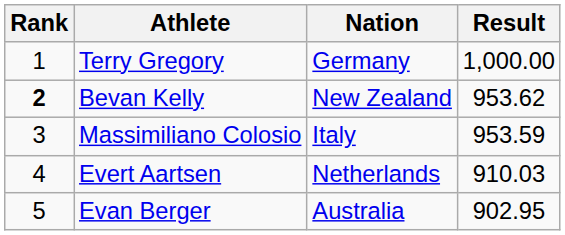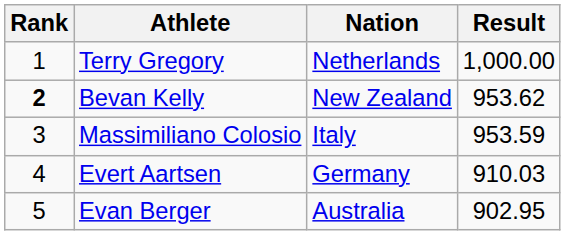(361, 60) Germany -> (376, 60) Netherlands
(376, 173) Netherlands -> (361, 173) Germany
